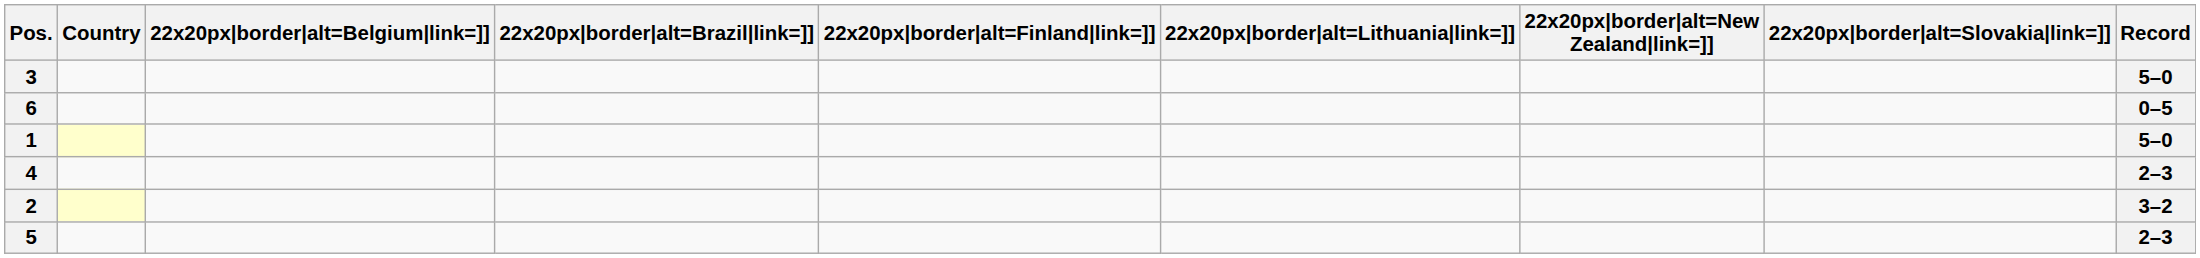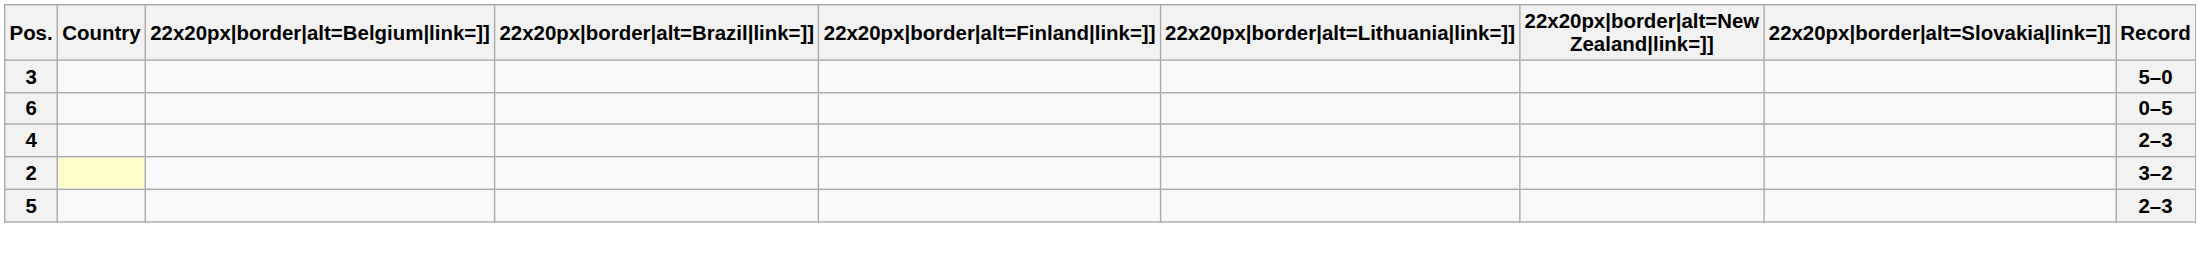- row: (31, 141)
